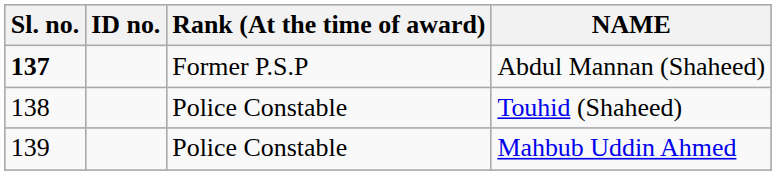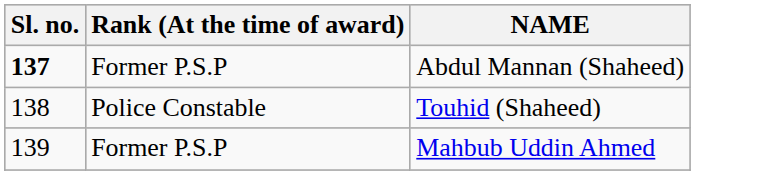- column: (126, 25)
(260, 148) Police Constable -> (159, 148) Former P.S.P
